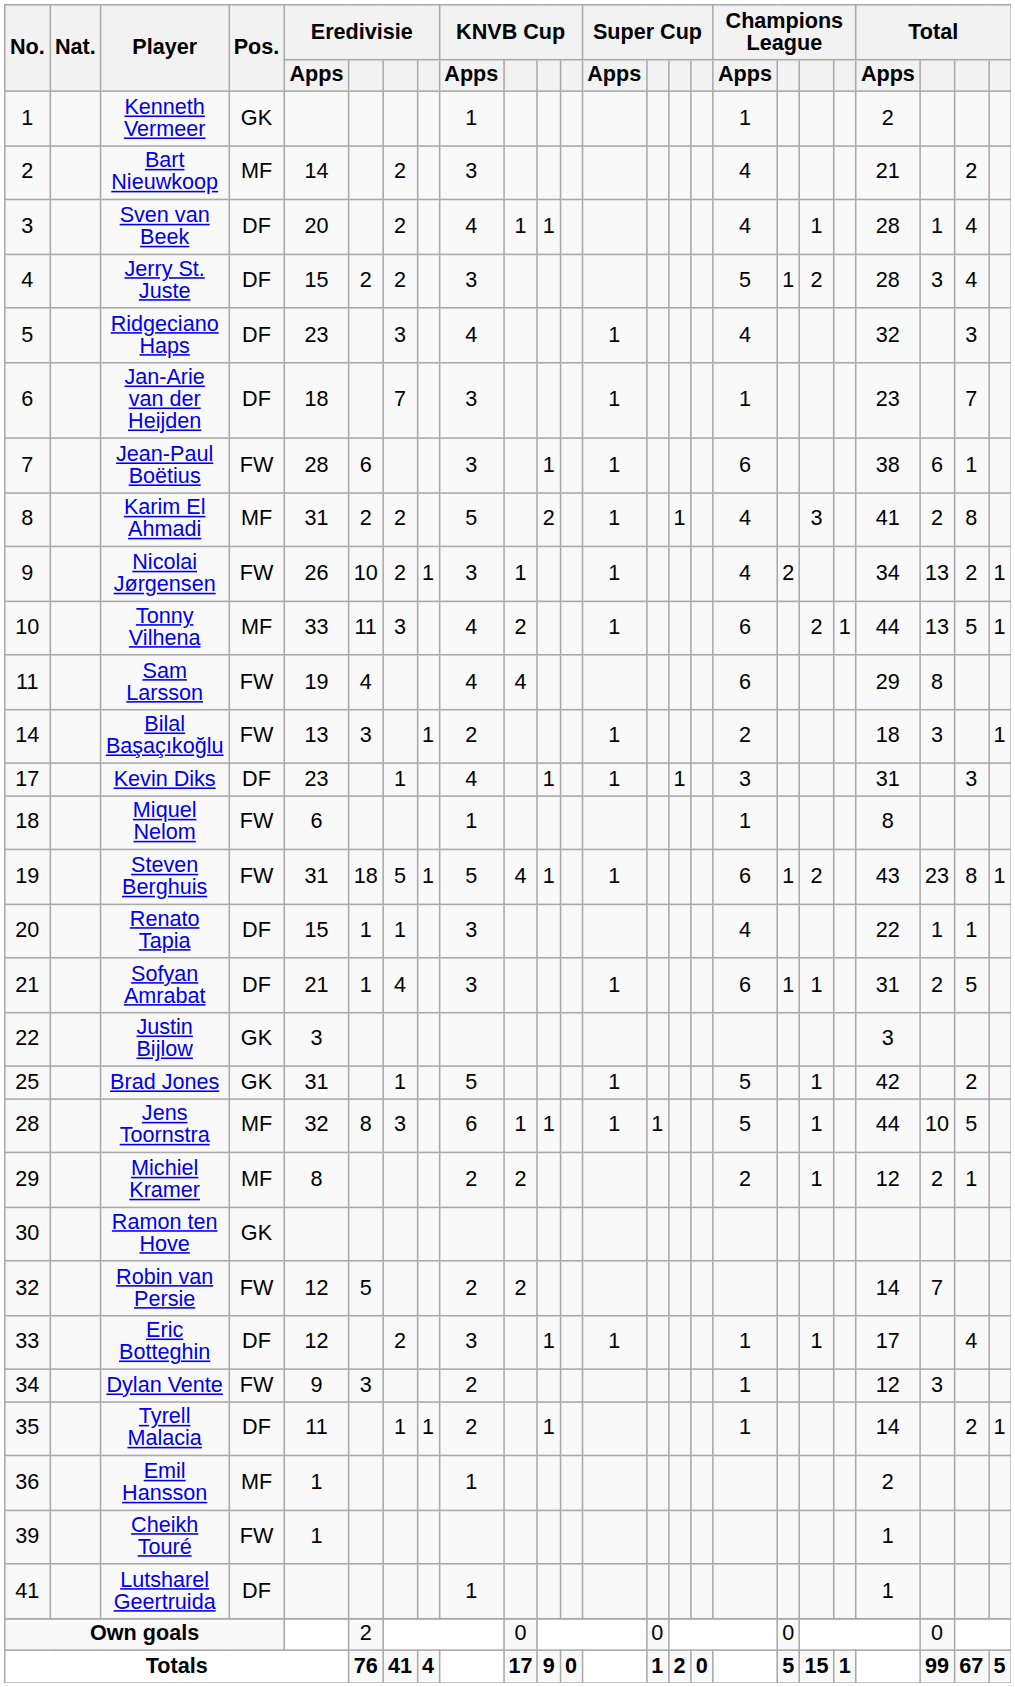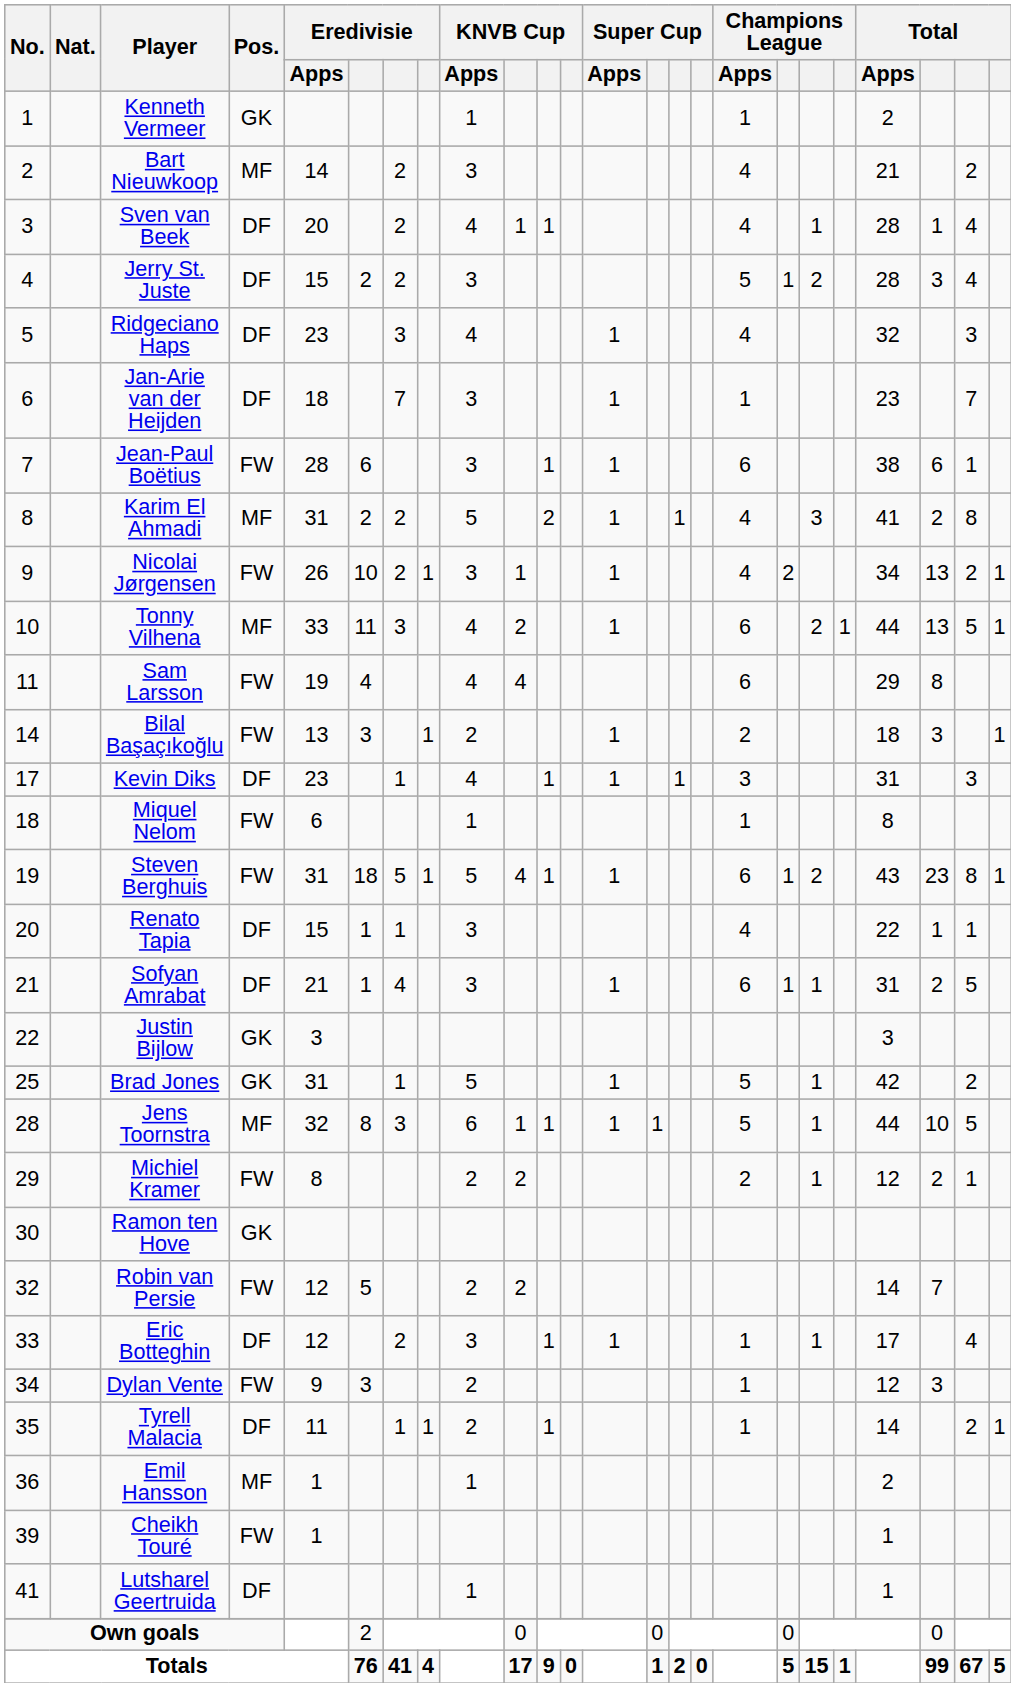(256, 1179) MF -> (256, 1179) FW
